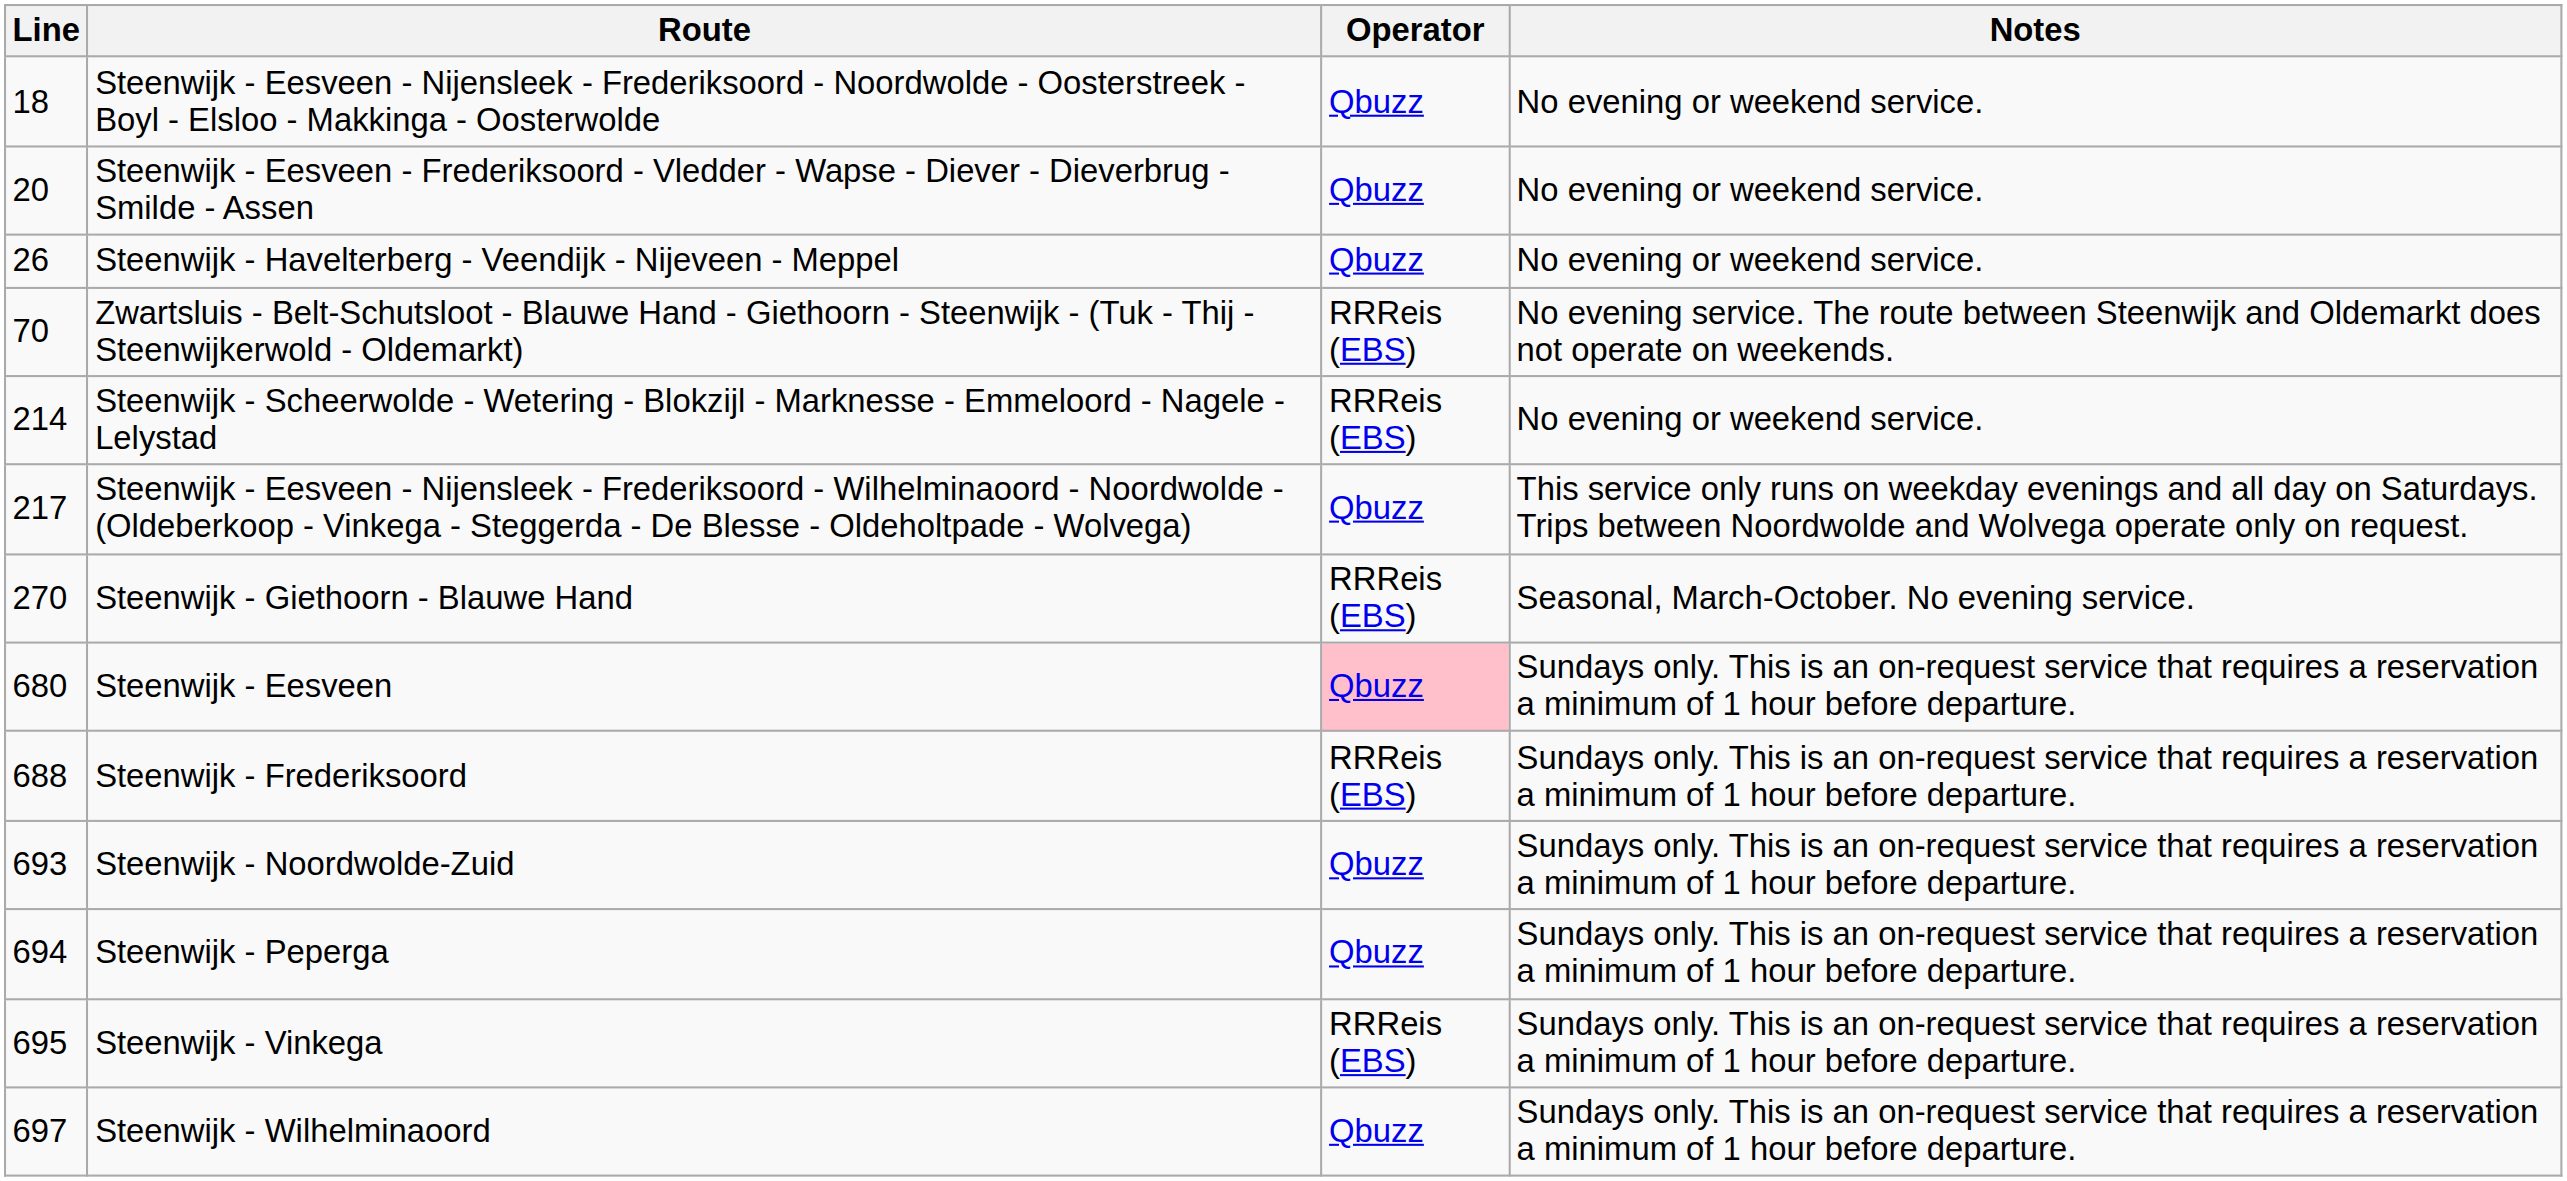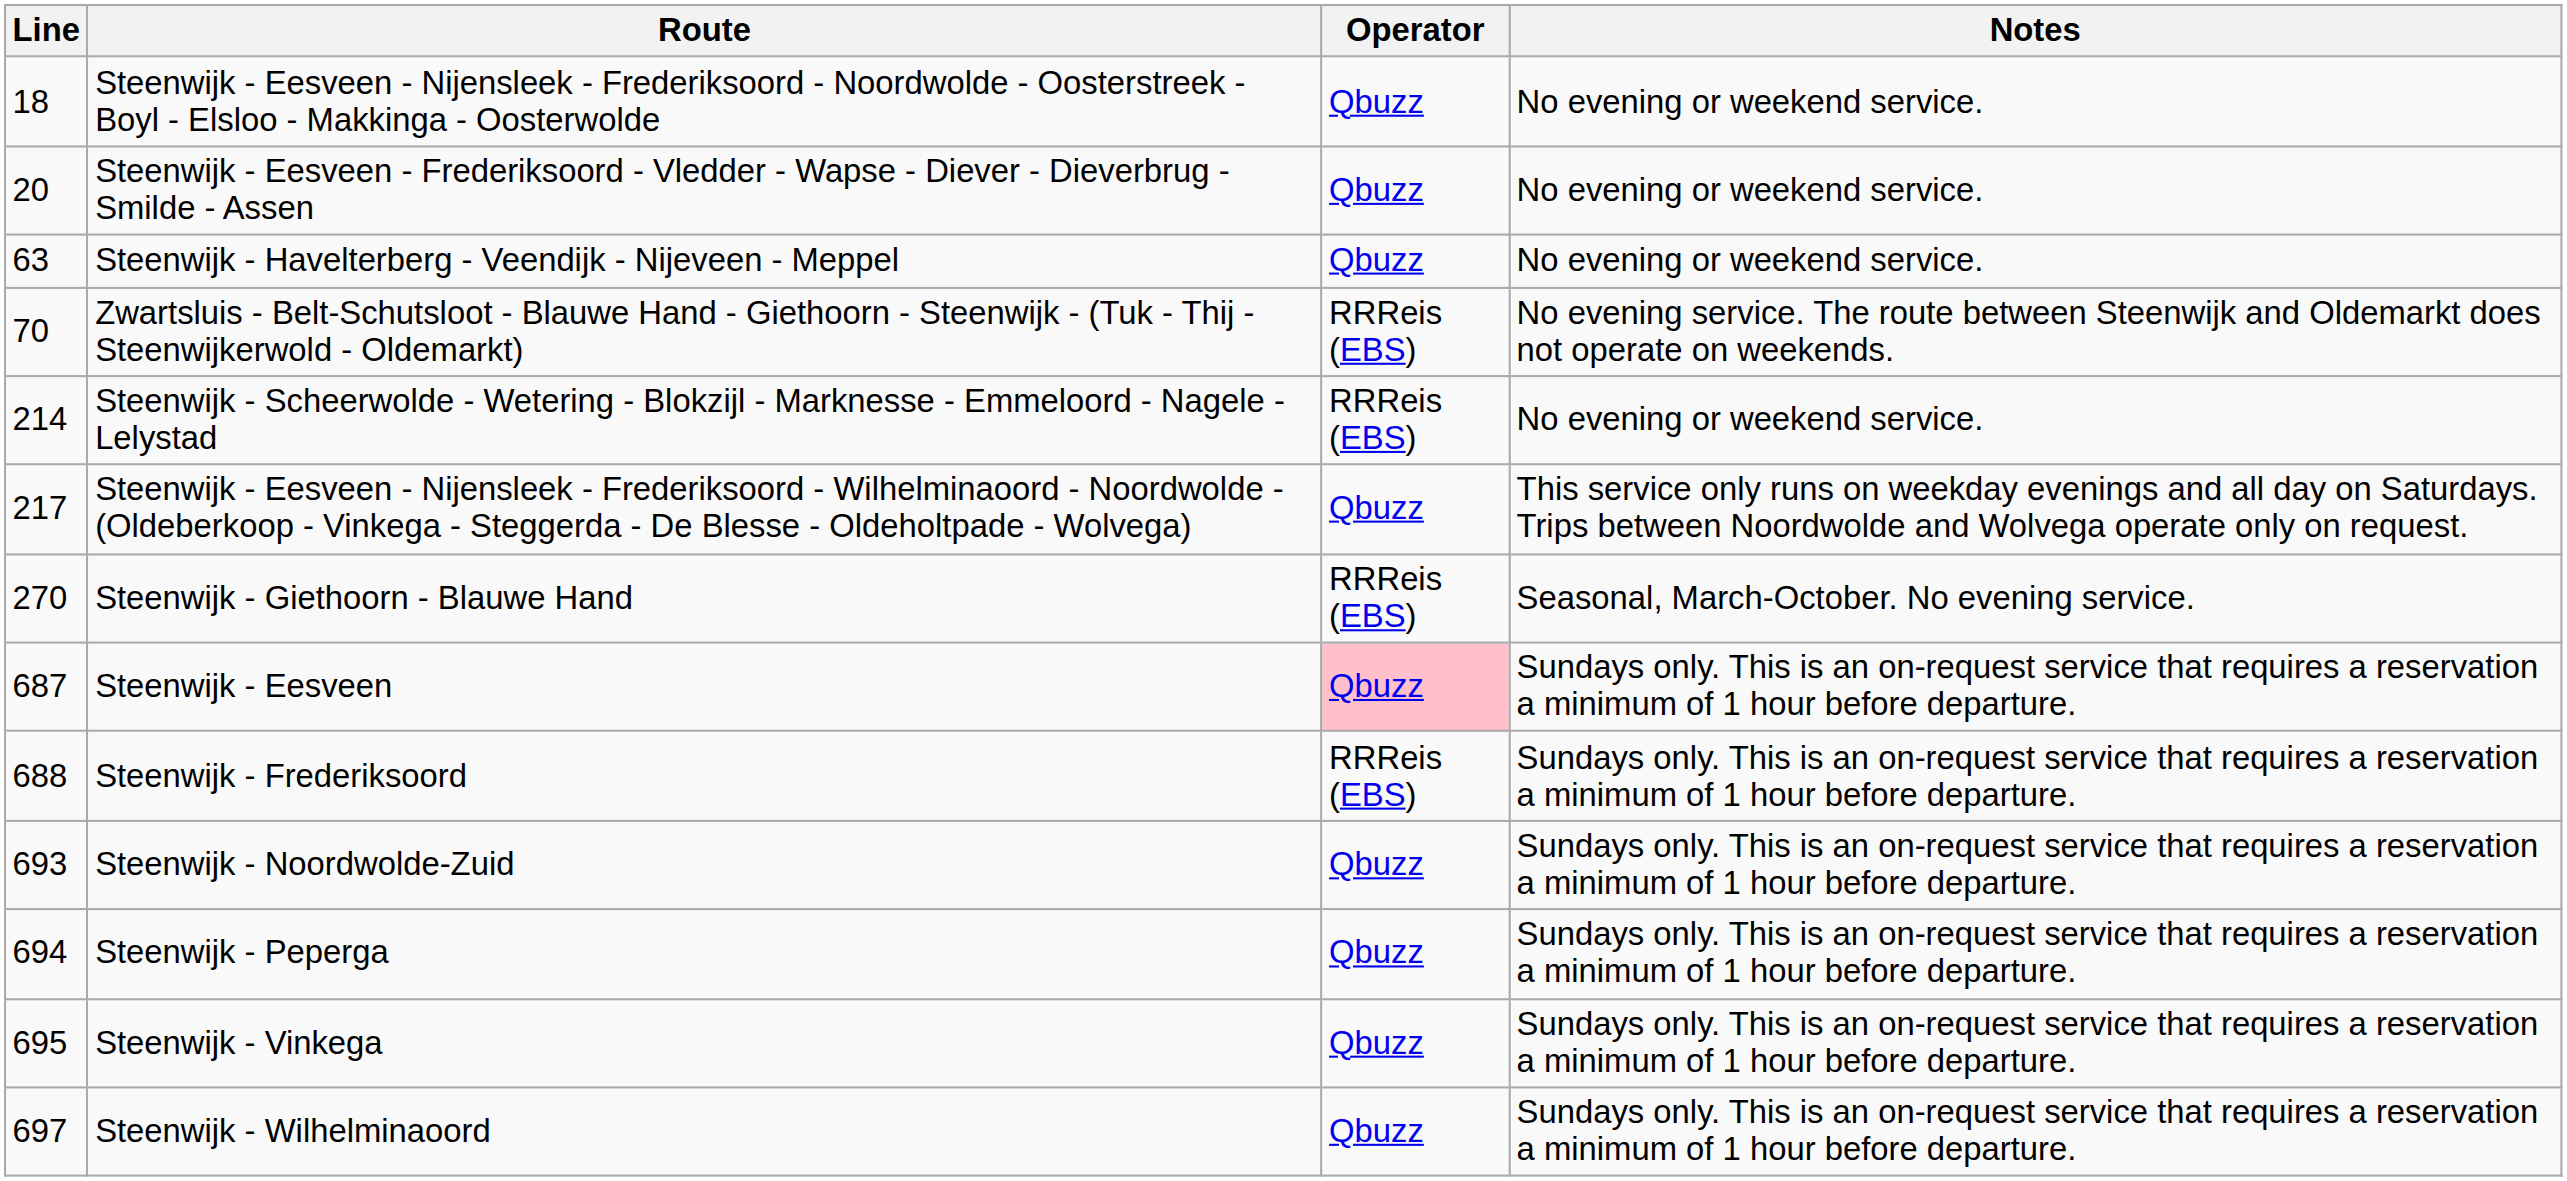(31, 260) 26 -> (31, 260) 63
(40, 686) 680 -> (40, 686) 687
(1386, 1042) RRReis (EBS) -> (1376, 1042) Qbuzz
